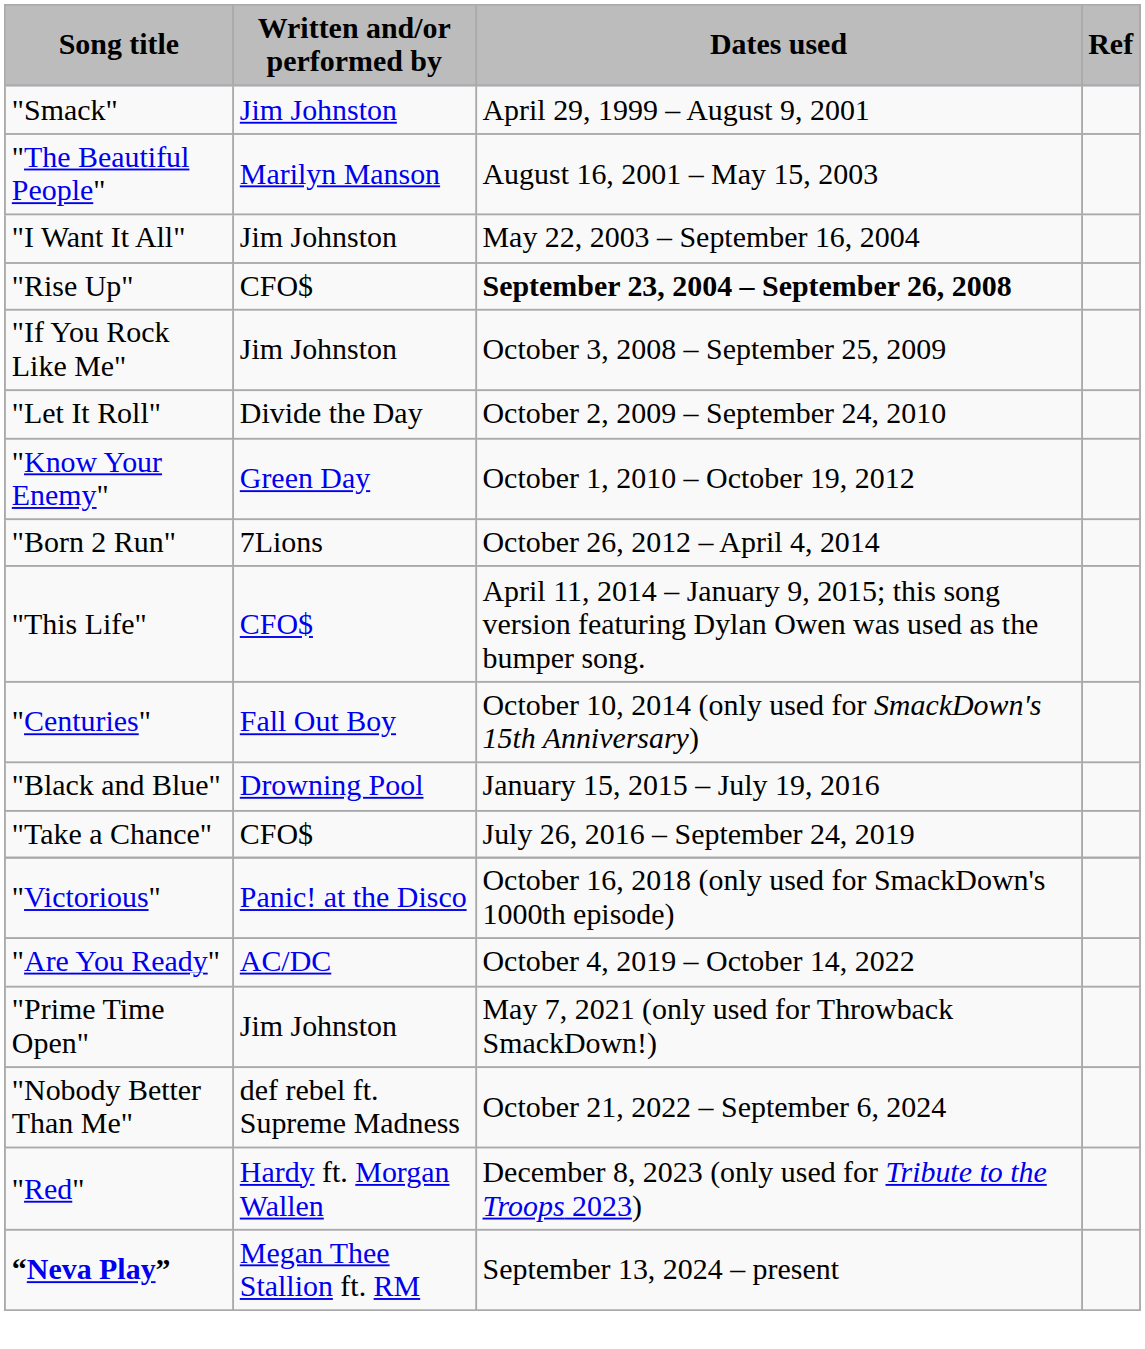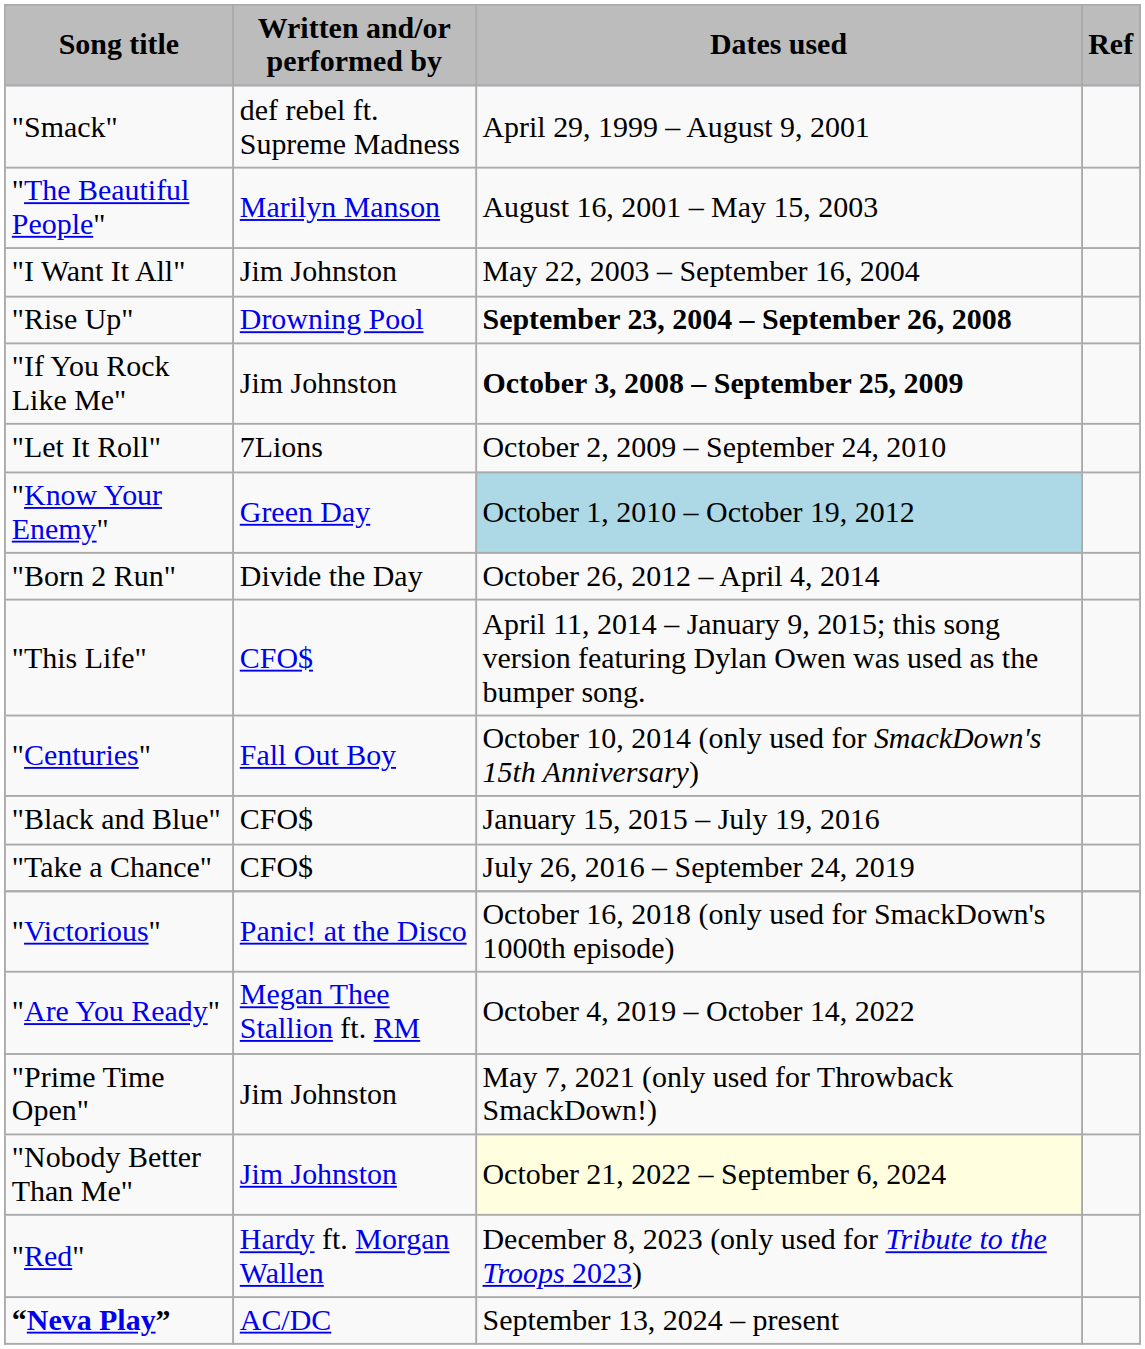(318, 109) Jim Johnston -> (350, 126) def rebel ft. Supreme Madness
(276, 285) CFO$ -> (332, 319) Drowning Pool
(714, 349) normal -> (723, 383) bold
(331, 413) Divide the Day -> (281, 447) 7Lions
(699, 478) no background -> (699, 511) lightblue background
(281, 542) 7Lions -> (331, 576) Divide the Day
(332, 785) Drowning Pool -> (276, 819) CFO$
(286, 961) AC/DC -> (330, 1012) Megan Thee Stallion ft. RM
(350, 1107) def rebel ft. Supreme Madness -> (318, 1174) Jim Johnston
(714, 1107) no background -> (714, 1174) lightyellow background
(330, 1269) Megan Thee Stallion ft. RM -> (286, 1319) AC/DC
